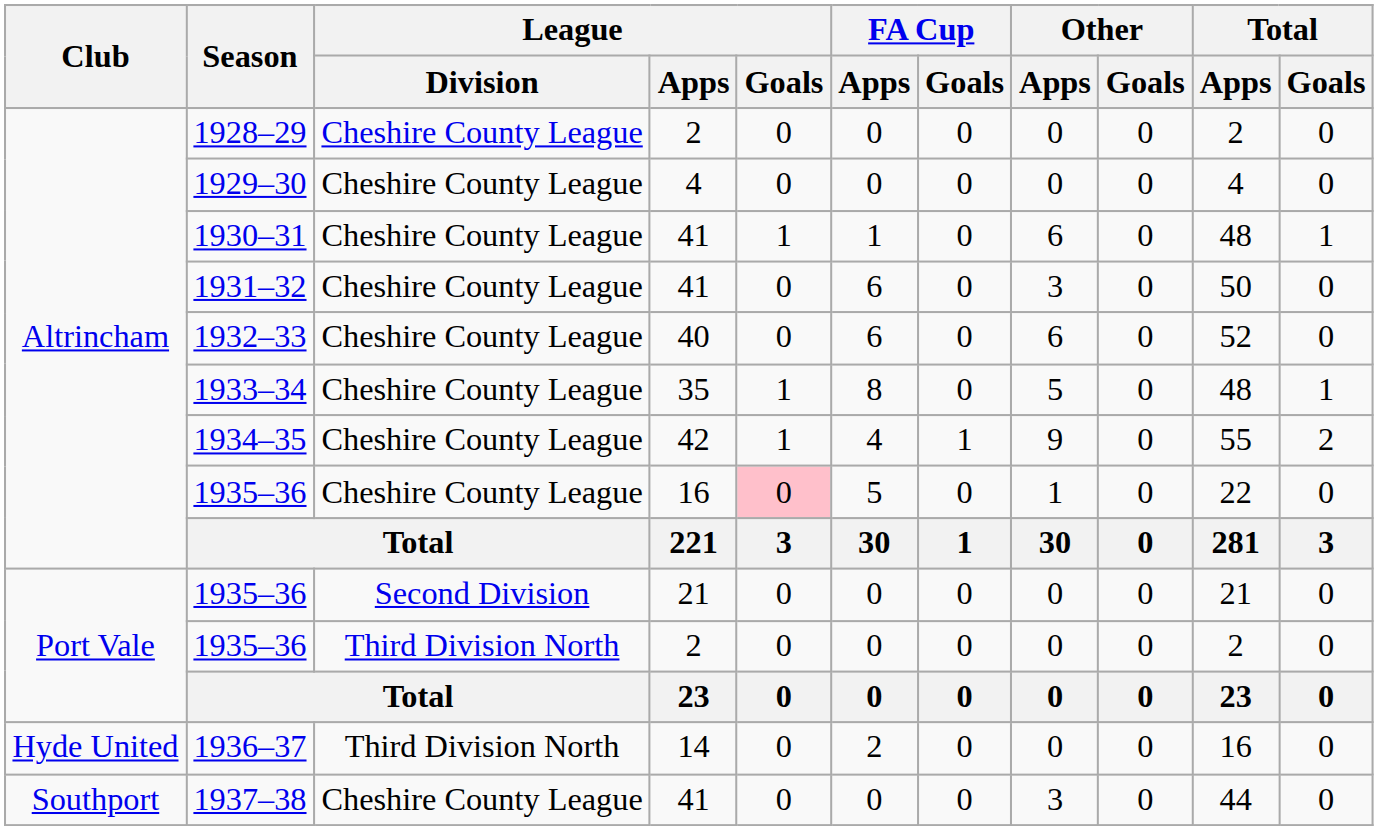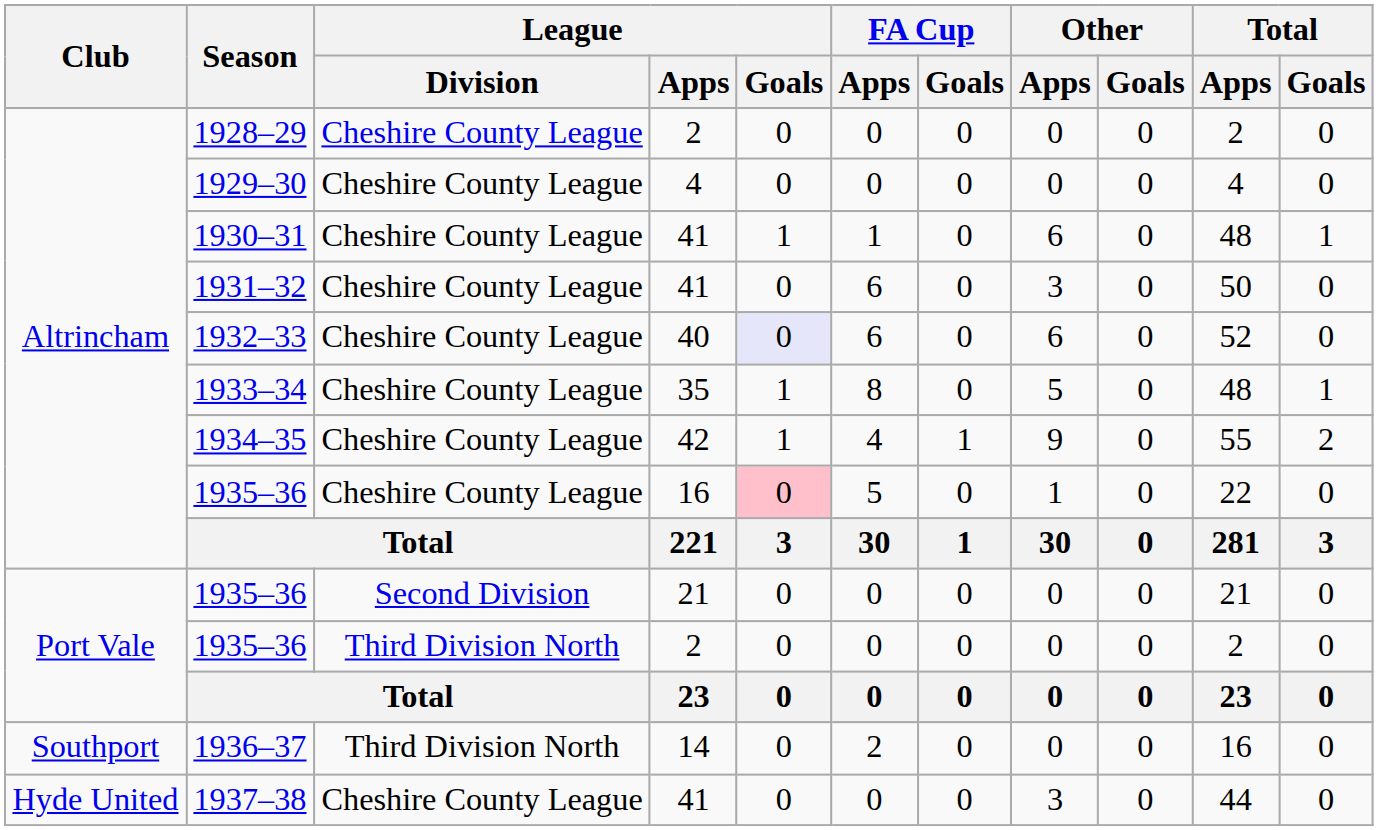(784, 337) no background -> (784, 337) lavender background
(95, 747) Hyde United -> (95, 747) Southport
(95, 798) Southport -> (95, 798) Hyde United
